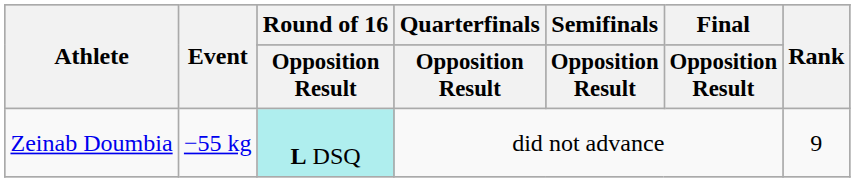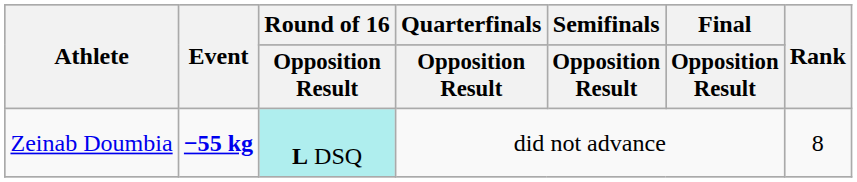(218, 142) normal -> (218, 142) bold
(816, 142) 9 -> (818, 142) 8
